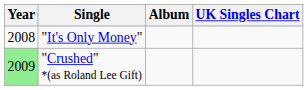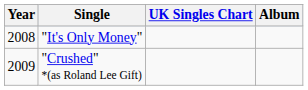columns swapped: (248, 15) <-> (169, 15)
(21, 66) lightgreen background -> (21, 66) no background
